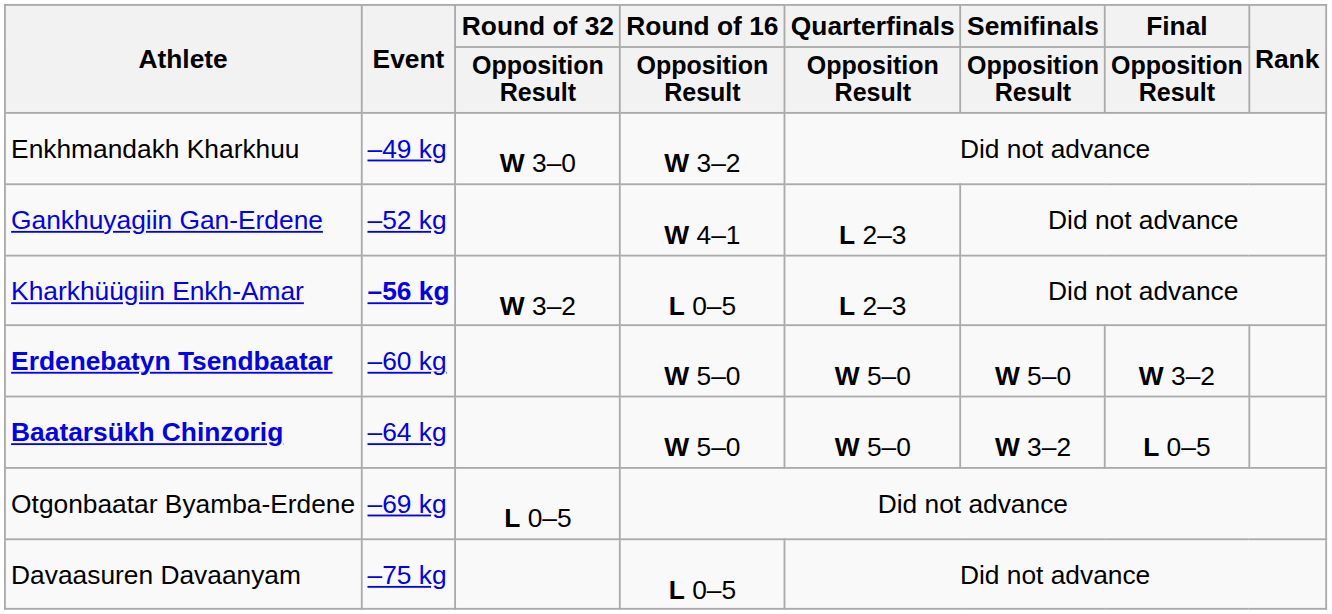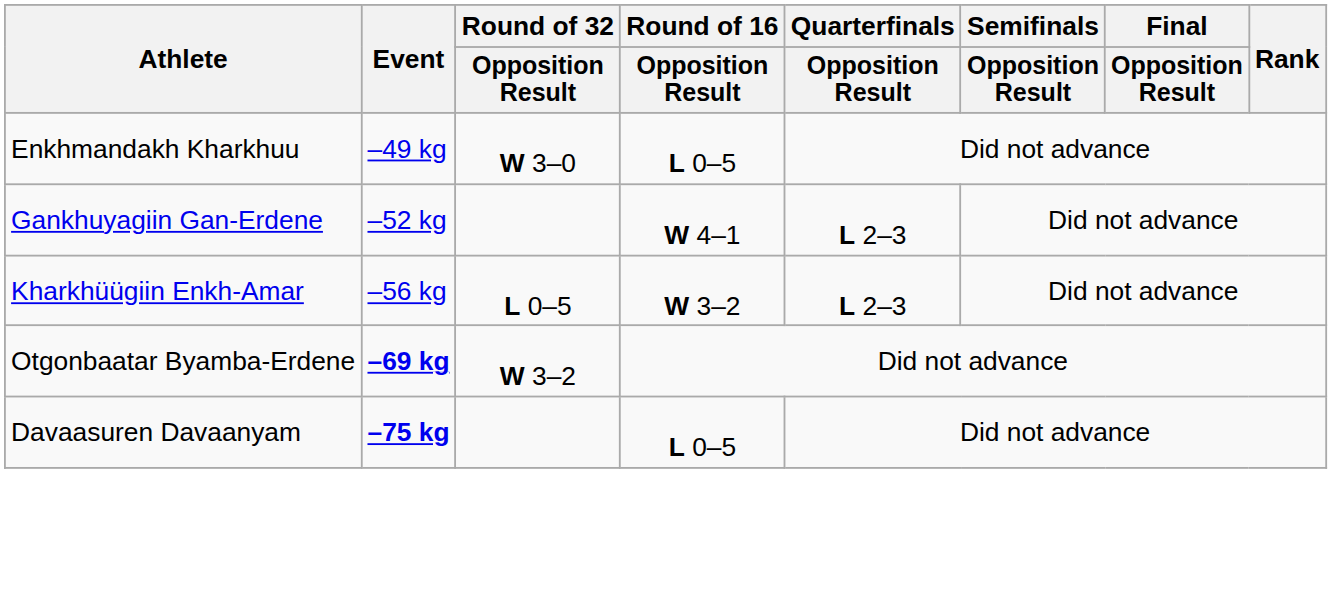(702, 164) W 3–2 -> (702, 164) L 0–5
(408, 291) bold -> (407, 291) normal
(538, 306) W 3–2 -> (538, 306) L 0–5
(702, 306) L 0–5 -> (702, 306) W 3–2
- row: (172, 362)
- row: (147, 433)
(407, 504) normal -> (408, 362) bold
(538, 518) L 0–5 -> (538, 377) W 3–2
(407, 575) normal -> (408, 433) bold
